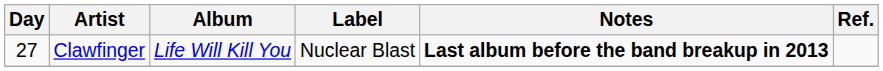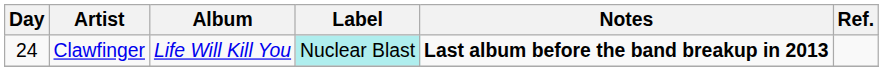(27, 50) 27 -> (27, 50) 24
(358, 50) no background -> (358, 50) paleturquoise background
